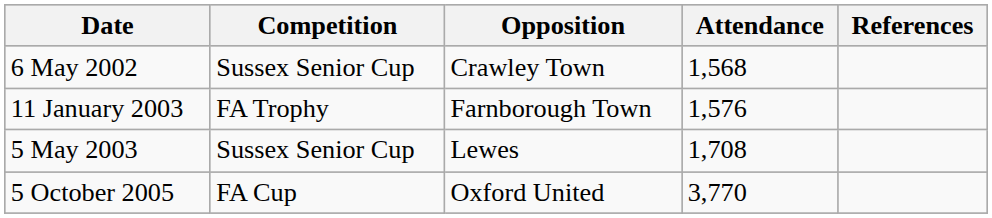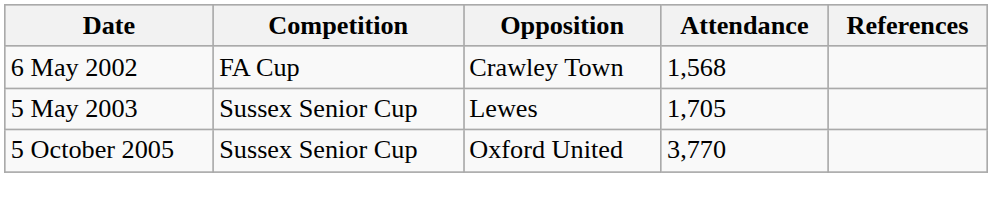(315, 66) Sussex Senior Cup -> (259, 66) FA Cup
- row: (97, 108)
(717, 150) 1,708 -> (697, 108) 1,705
(257, 191) FA Cup -> (318, 150) Sussex Senior Cup
